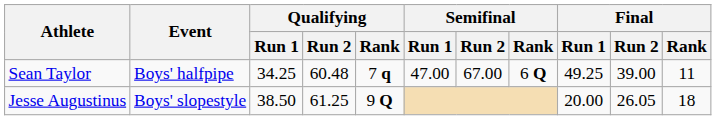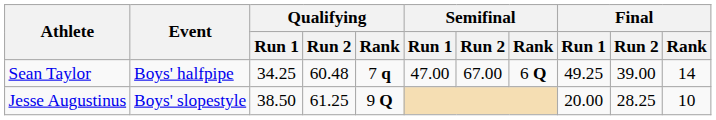(687, 73) 11 -> (687, 73) 14
(636, 100) 26.05 -> (636, 100) 28.25
(687, 100) 18 -> (687, 100) 10
